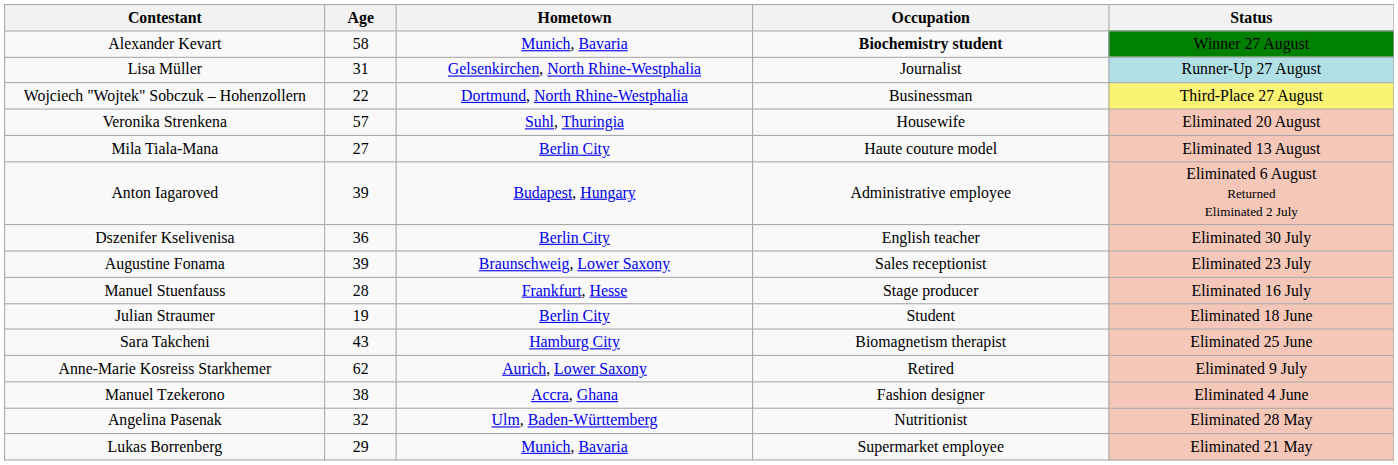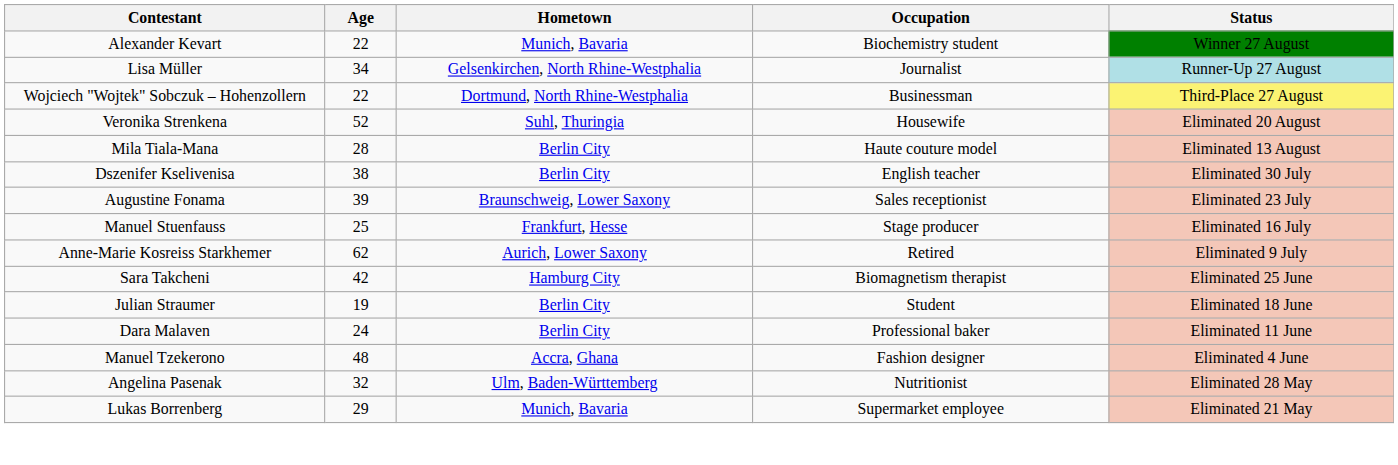(361, 44) 58 -> (361, 44) 22
(931, 44) bold -> (931, 44) normal
(361, 70) 31 -> (361, 70) 34
(361, 122) 57 -> (361, 122) 52
(361, 148) 27 -> (361, 148) 28
- row: (165, 193)
(361, 238) 36 -> (361, 174) 38
(361, 290) 28 -> (361, 226) 25
rows swapped: (165, 368) <-> (165, 316)
(361, 342) 43 -> (361, 279) 42
+ row: (165, 331)
(361, 394) 38 -> (361, 357) 48
